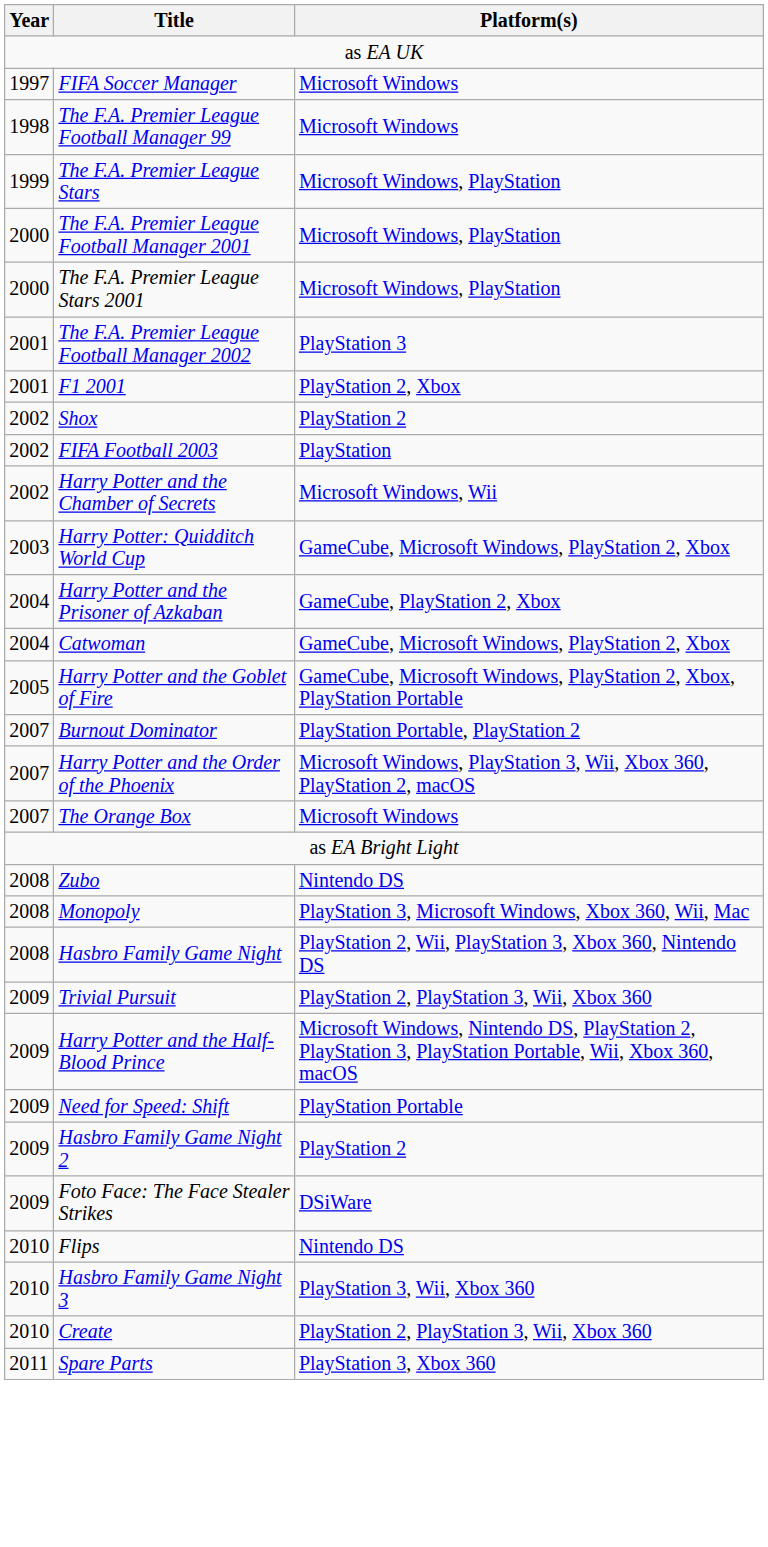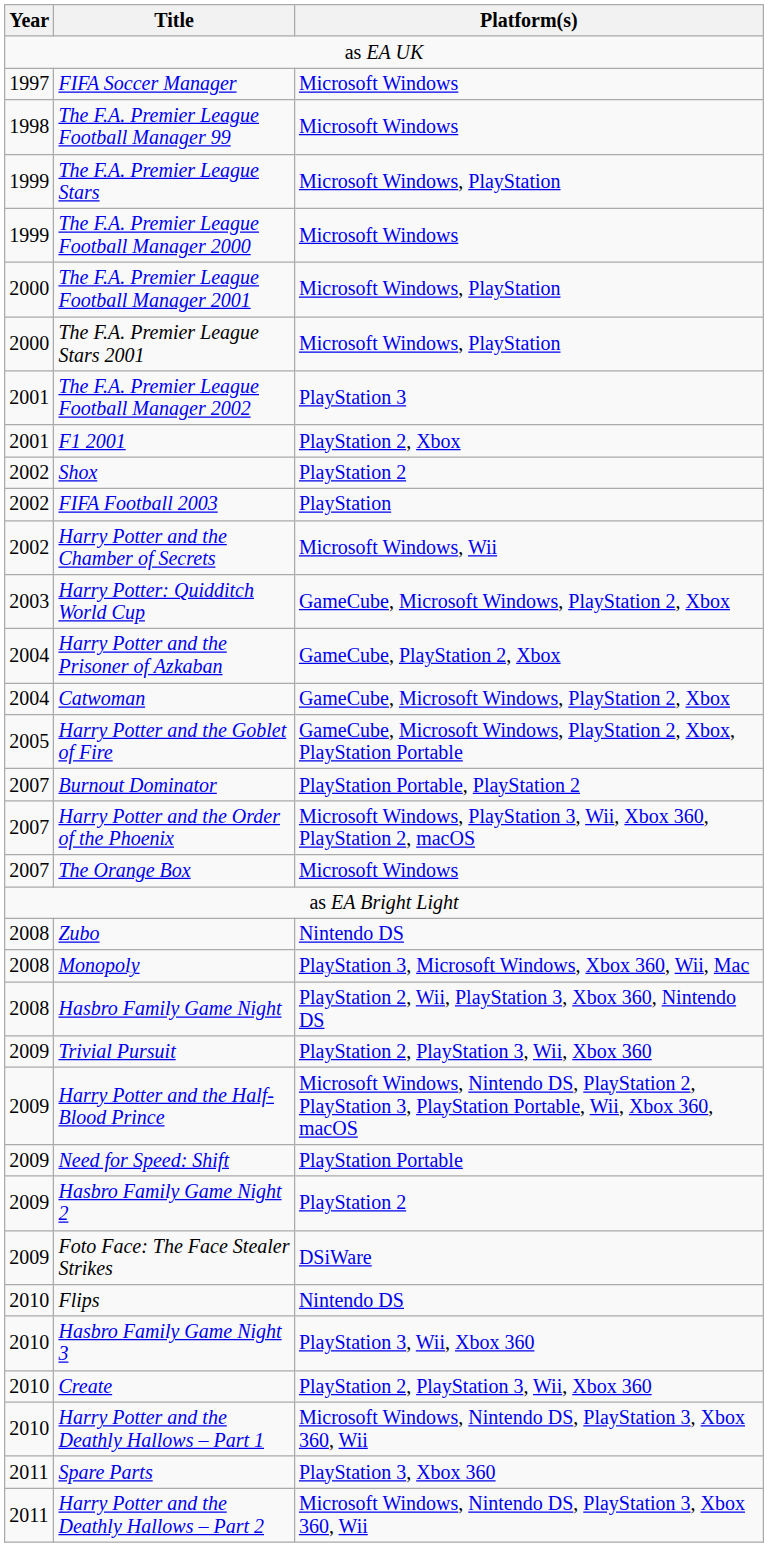+ row: (159, 235)
+ row: (161, 1429)
+ row: (161, 1515)
